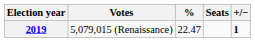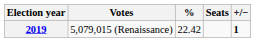(189, 29) 22.47 -> (189, 29) 22.42
